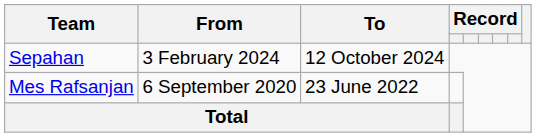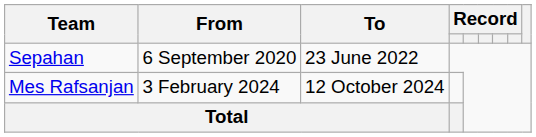(211, 57) 3 February 2024 -> (219, 57) 6 September 2020
(375, 57) 12 October 2024 -> (362, 57) 23 June 2022
(219, 87) 6 September 2020 -> (211, 87) 3 February 2024
(362, 87) 23 June 2022 -> (375, 87) 12 October 2024
